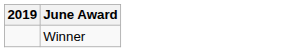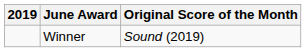+ column: (211, 15)
